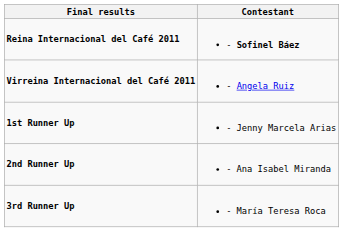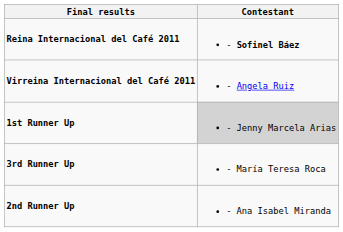(268, 128) no background -> (268, 128) lightgrey background
rows swapped: (40, 164) <-> (40, 206)
